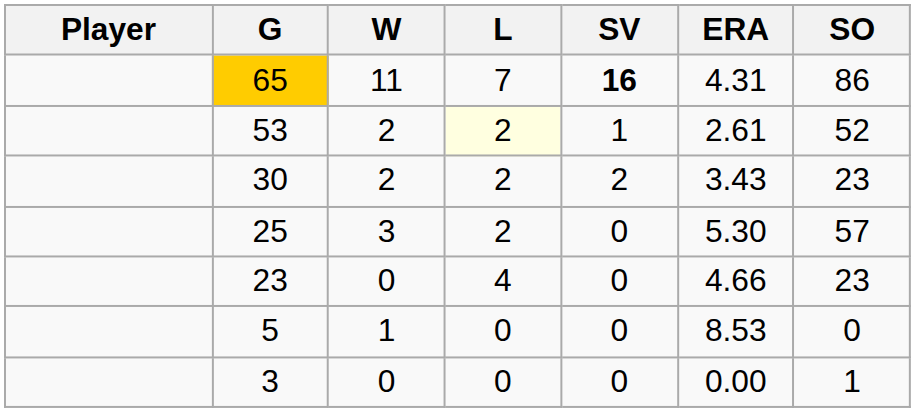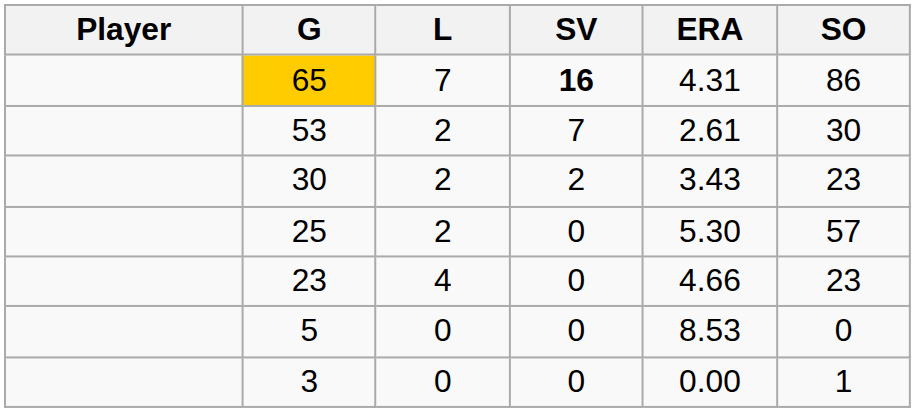- column: (387, 29)
(503, 130) lightyellow background -> (443, 130) no background
(619, 130) 1 -> (576, 130) 7
(852, 130) 52 -> (844, 130) 30
